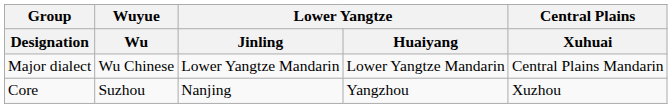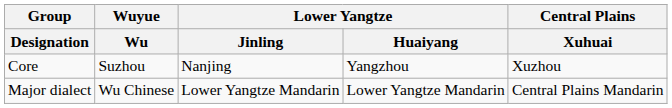rows swapped: (50, 66) <-> (23, 90)
